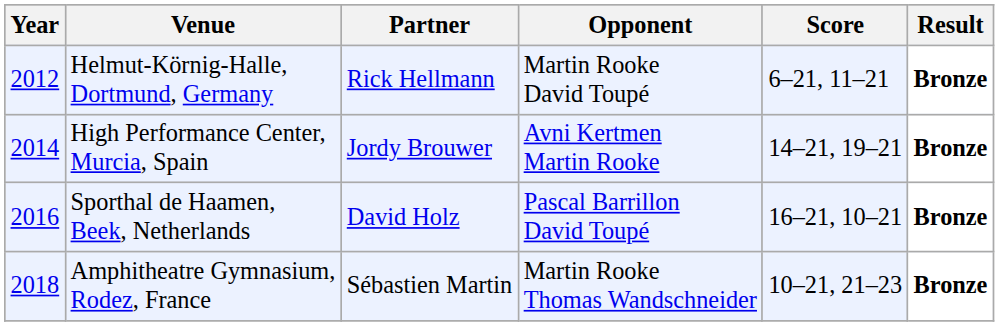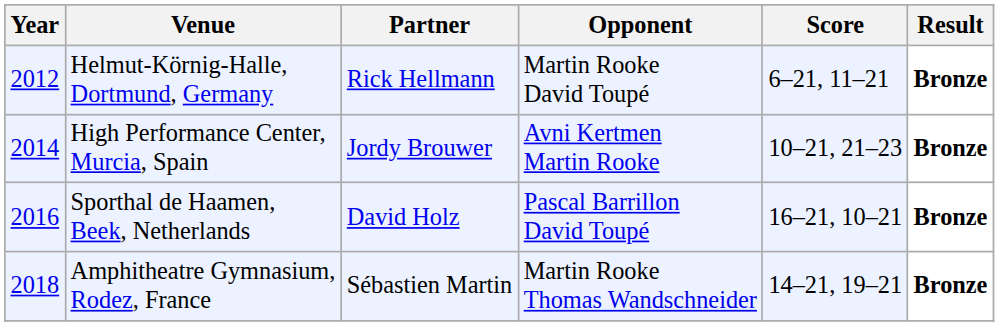(835, 148) 14–21, 19–21 -> (835, 148) 10–21, 21–23
(835, 286) 10–21, 21–23 -> (835, 286) 14–21, 19–21
